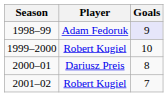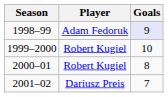(95, 65) Dariusz Preis -> (95, 65) Robert Kugiel
(95, 83) Robert Kugiel -> (95, 83) Dariusz Preis
